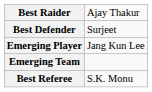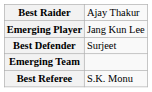rows swapped: (44, 29) <-> (44, 45)
